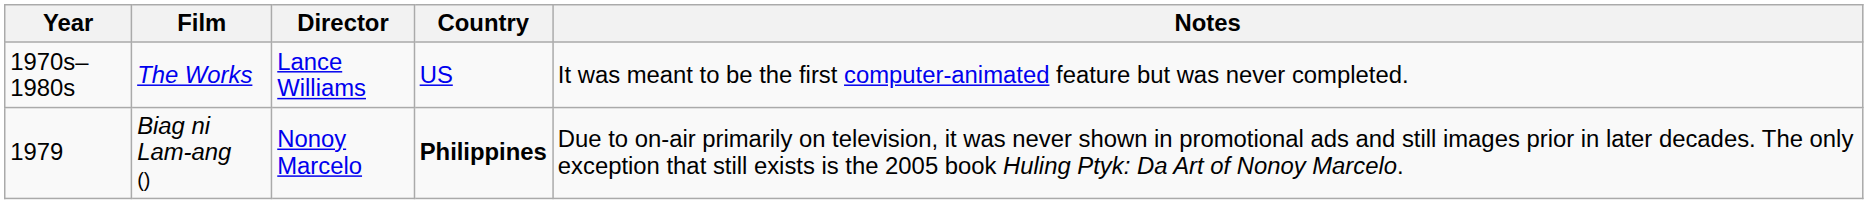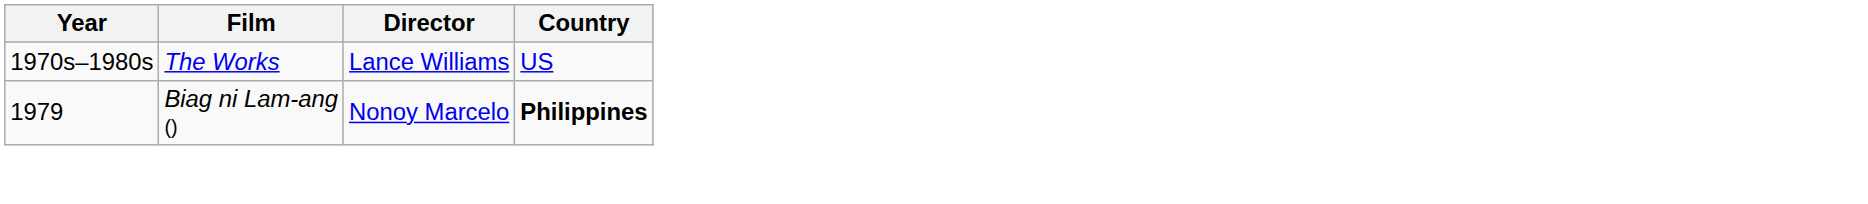- column: (1208, 23)
